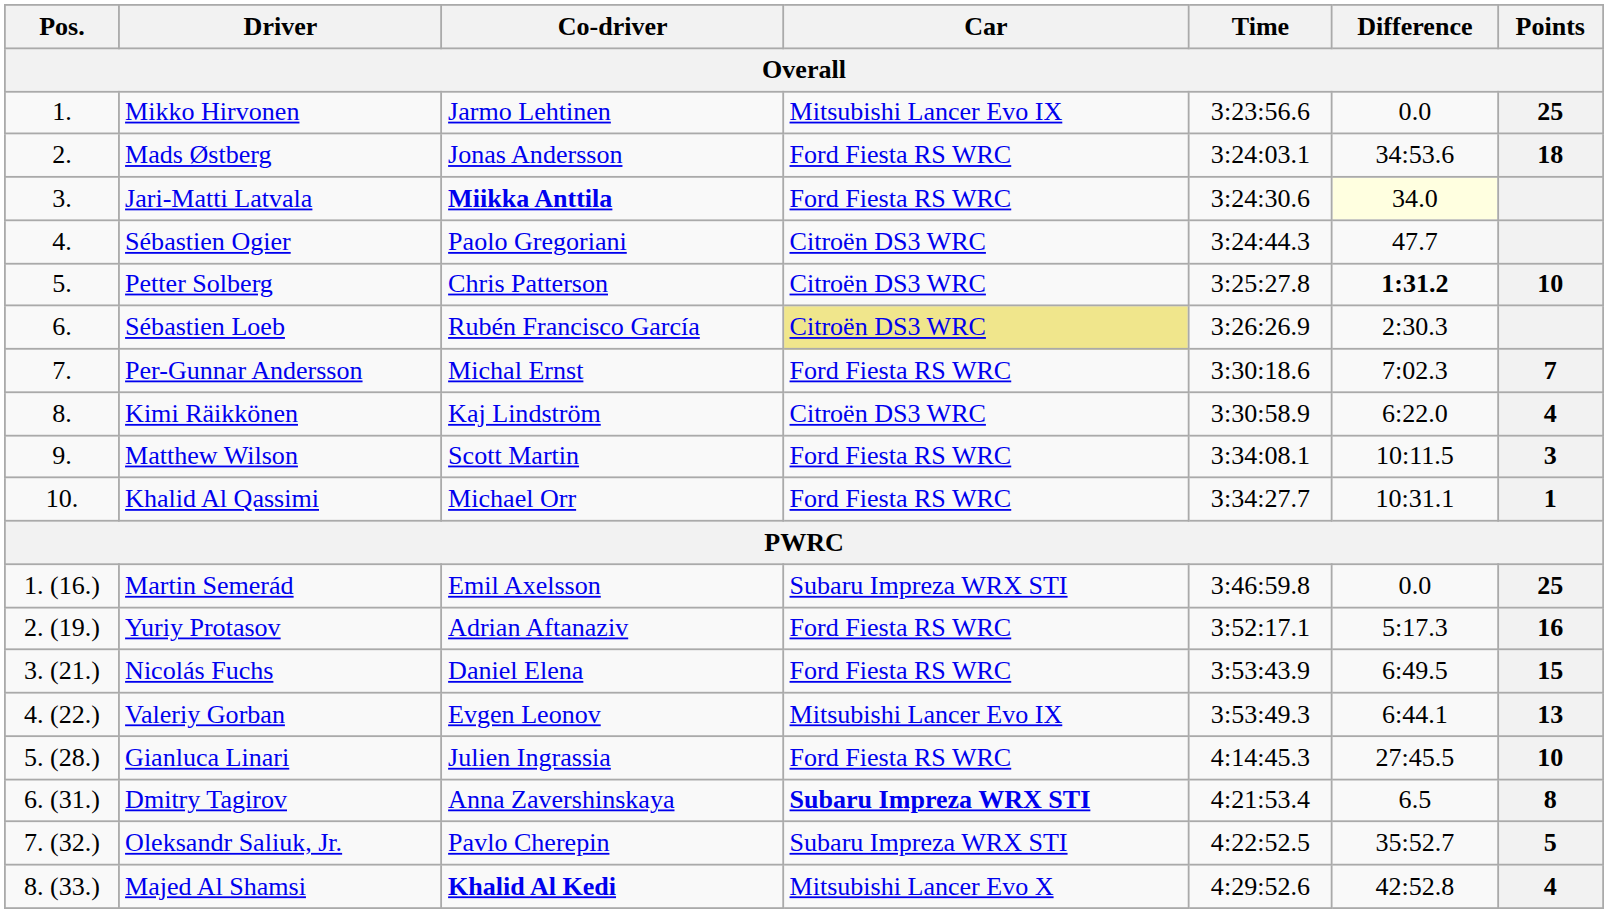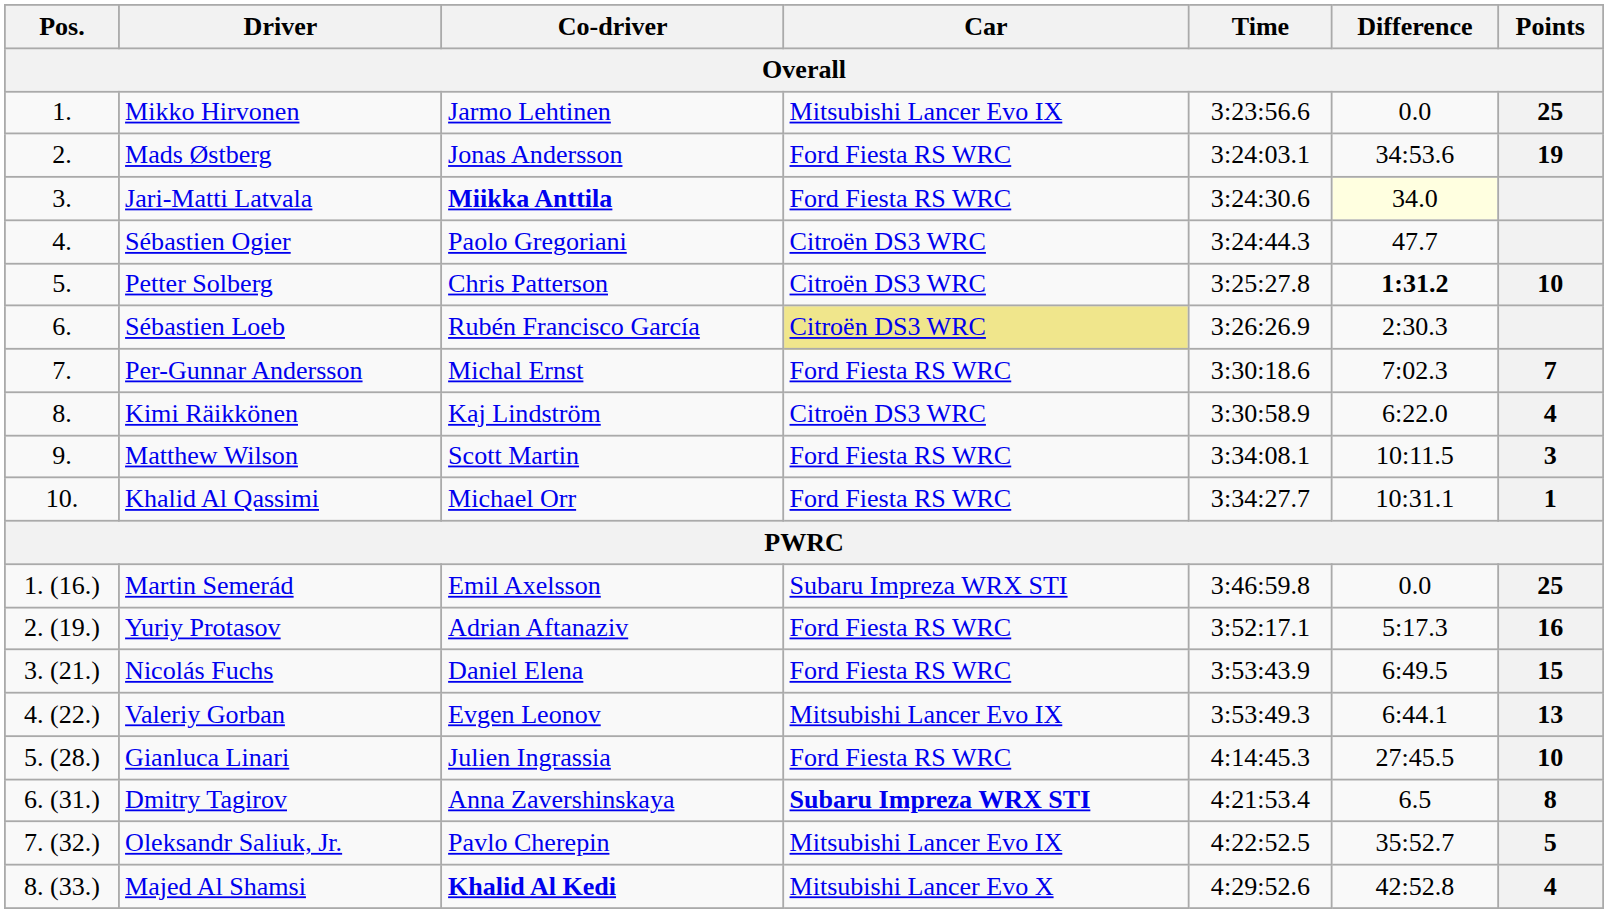(1550, 155) 18 -> (1550, 155) 19
(929, 843) Subaru Impreza WRX STI -> (926, 843) Mitsubishi Lancer Evo IX
